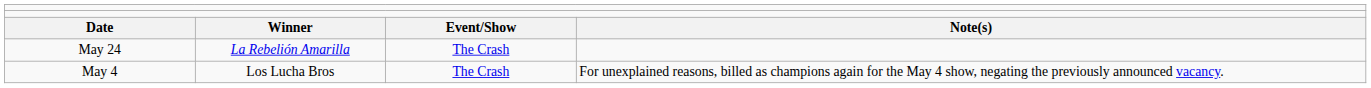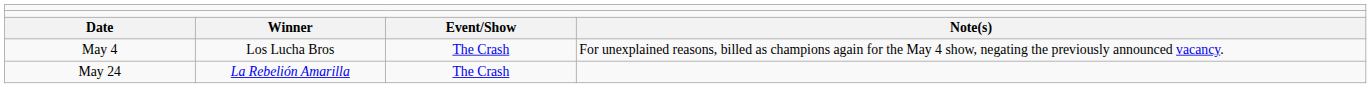rows swapped: (100, 71) <-> (100, 49)
